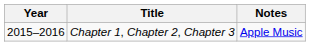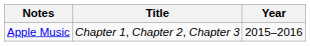columns swapped: (36, 13) <-> (271, 13)
